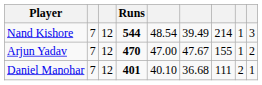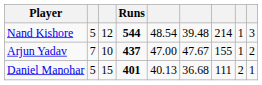(93, 32) 7 -> (93, 32) 5
(196, 32) 39.49 -> (196, 32) 39.48
(107, 51) 12 -> (107, 51) 10
(132, 51) 470 -> (132, 51) 437
(93, 70) 7 -> (93, 70) 5
(107, 70) 12 -> (107, 70) 15
(164, 70) 40.10 -> (164, 70) 40.13
